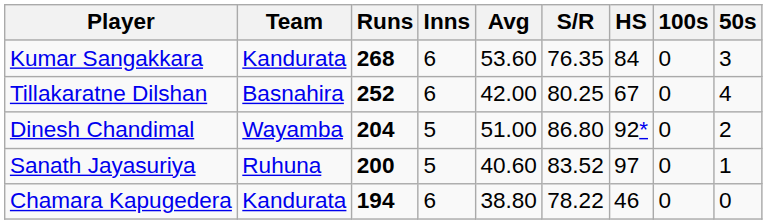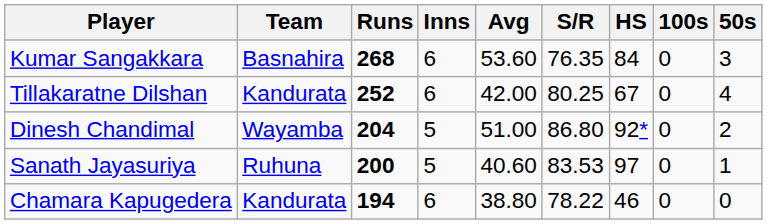(294, 58) Kandurata -> (293, 58) Basnahira
(293, 93) Basnahira -> (294, 93) Kandurata
(575, 165) 83.52 -> (575, 165) 83.53
